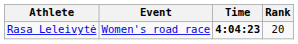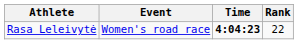(278, 30) 20 -> (278, 30) 22
